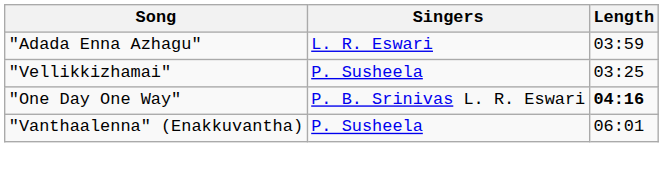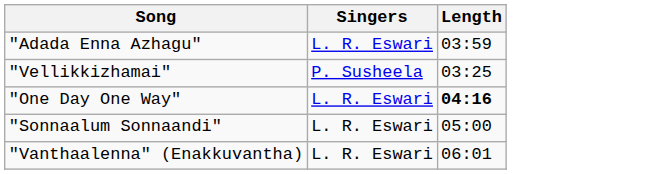(448, 101) P. B. Srinivas L. R. Eswari -> (372, 101) L. R. Eswari
+ row: (115, 128)
(367, 128) P. Susheela -> (372, 155) L. R. Eswari
